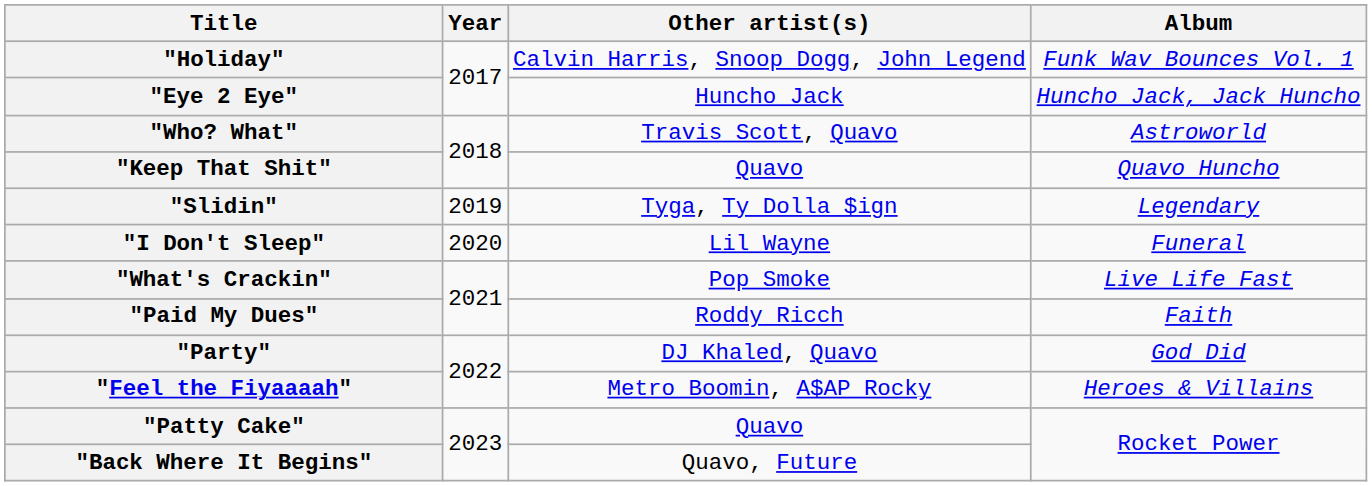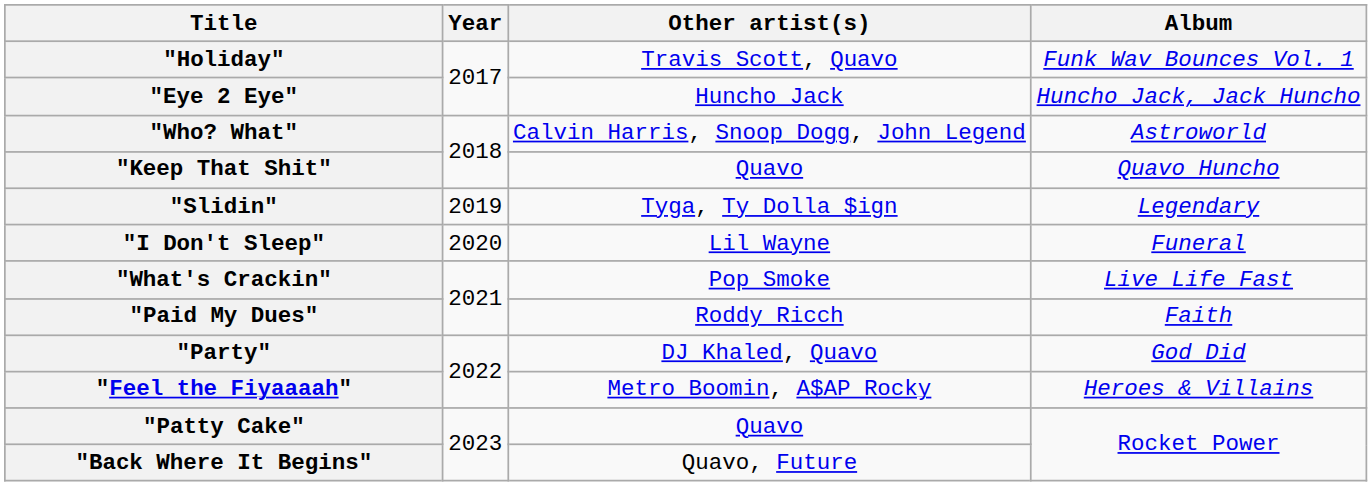(769, 60) Calvin Harris, Snoop Dogg, John Legend -> (769, 60) Travis Scott, Quavo
(769, 133) Travis Scott, Quavo -> (769, 133) Calvin Harris, Snoop Dogg, John Legend
